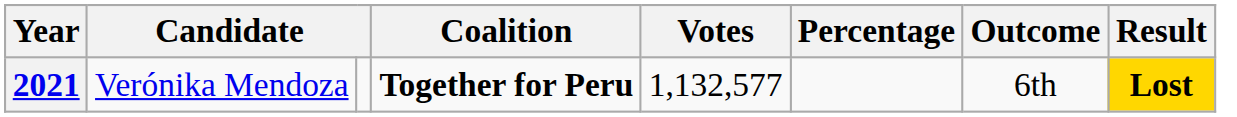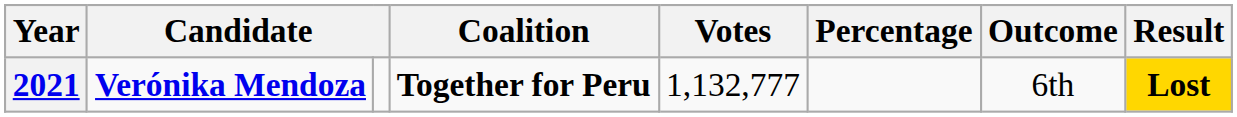(222, 84) normal -> (231, 84) bold
(716, 84) 1,132,577 -> (733, 84) 1,132,777
